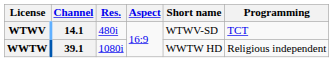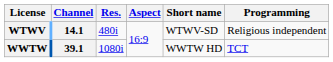(238, 30) TCT -> (277, 30) Religious independent
(277, 48) Religious independent -> (238, 48) TCT
